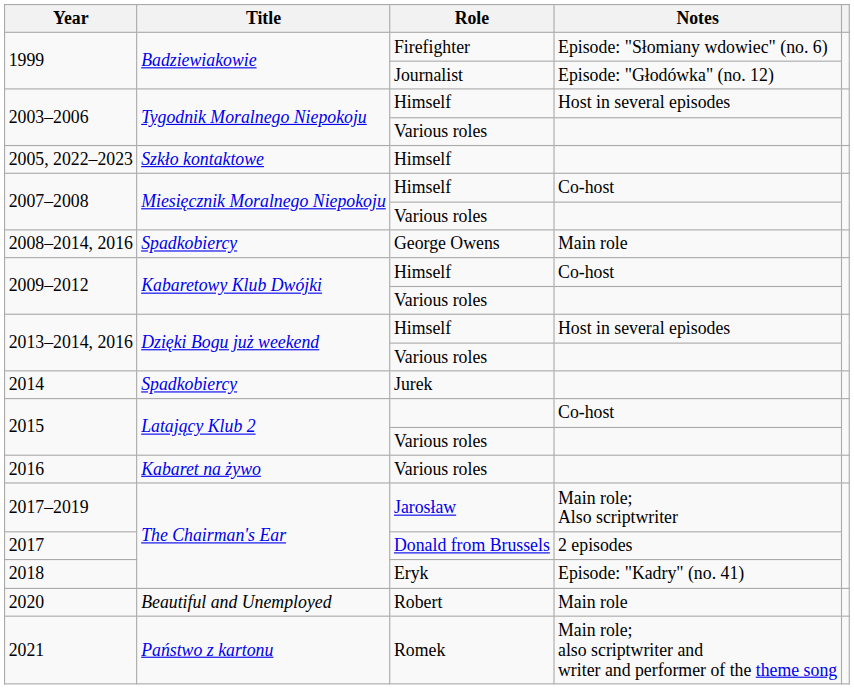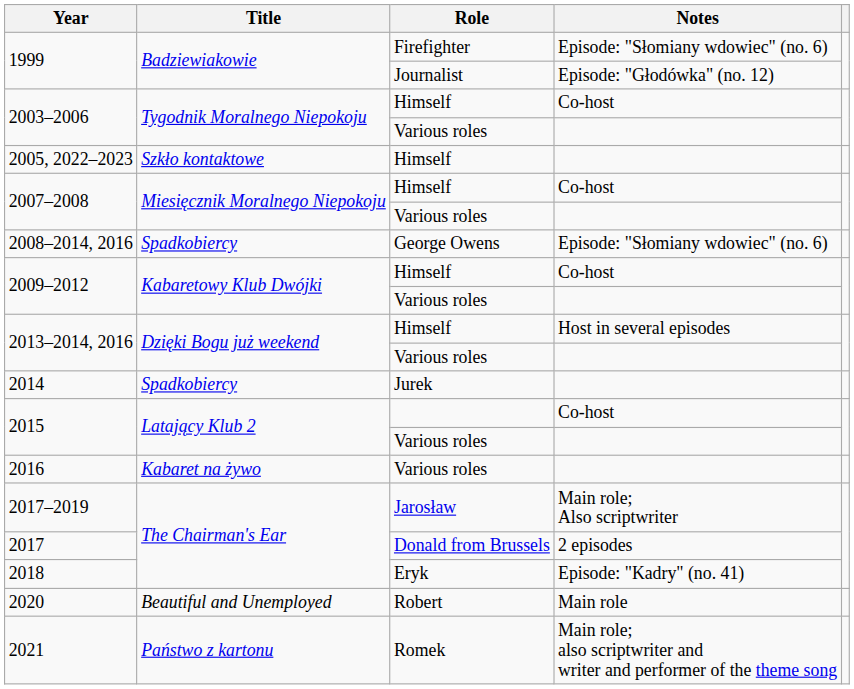(644, 103) Host in several episodes -> (586, 103) Co-host
(593, 243) Main role -> (693, 243) Episode: "Słomiany wdowiec" (no. 6)
